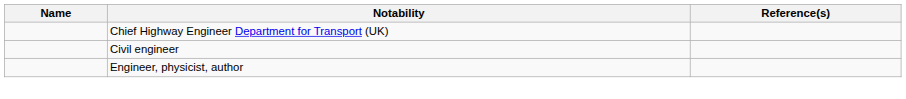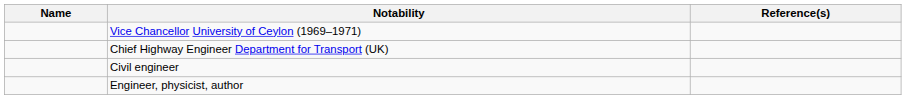+ row: (236, 31)
